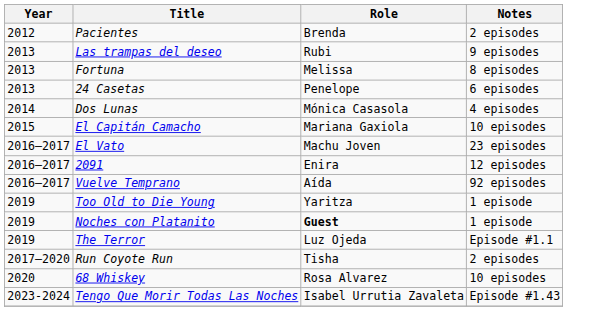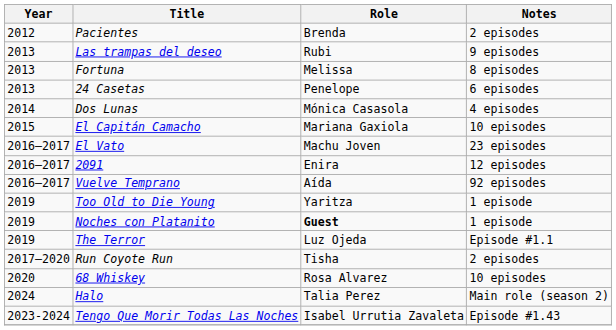+ row: (89, 297)
